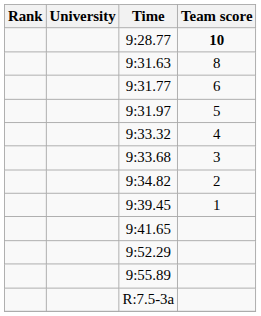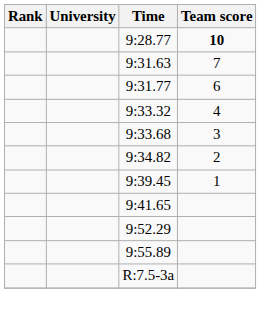(217, 63) 8 -> (217, 63) 7
- row: (148, 110)
